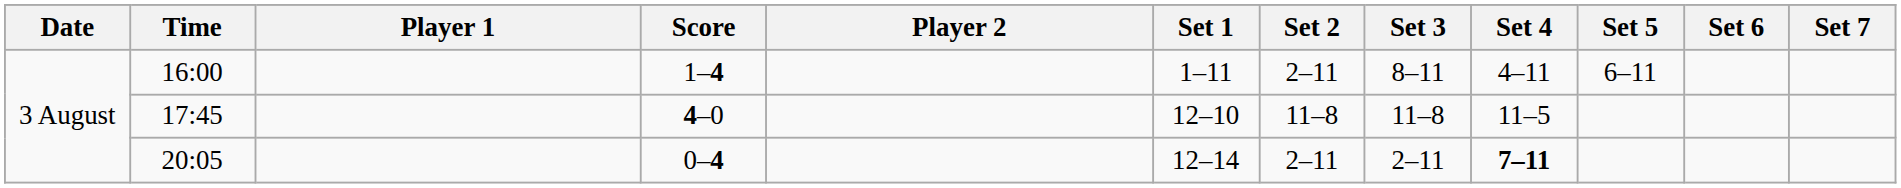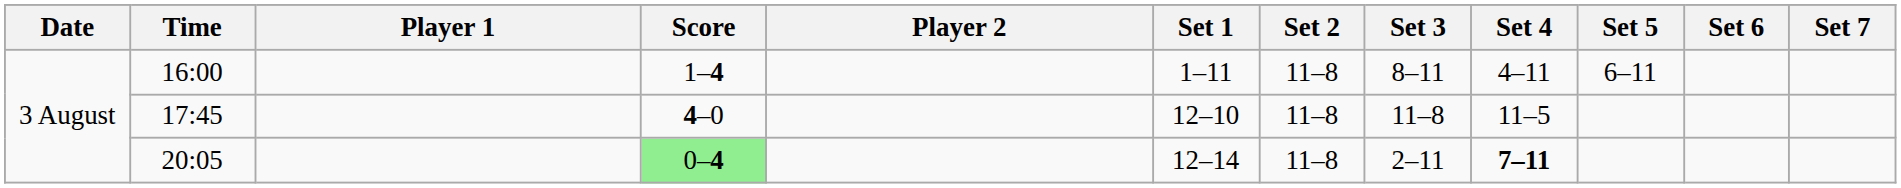(1312, 71) 2–11 -> (1312, 71) 11–8
(704, 160) no background -> (704, 160) lightgreen background
(1312, 160) 2–11 -> (1312, 160) 11–8
